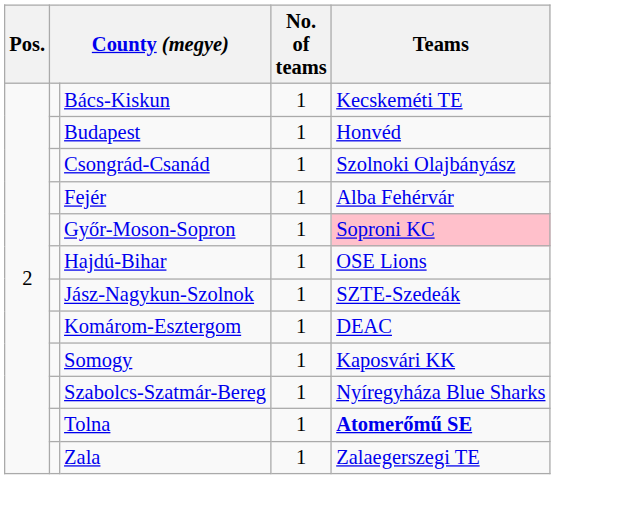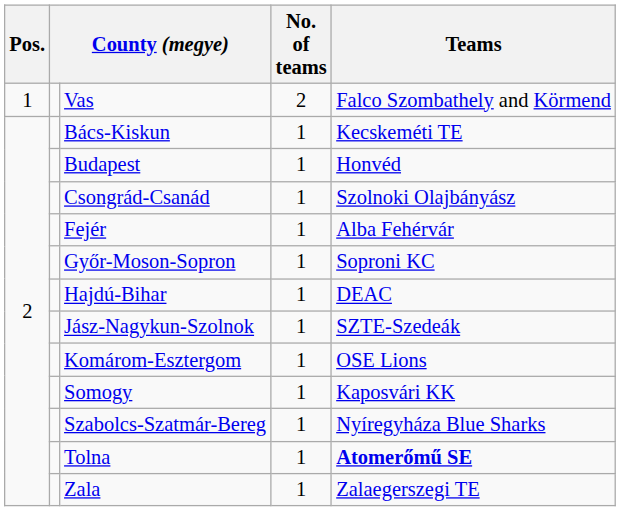+ row: (79, 99)
(385, 229) pink background -> (385, 262) no background
(381, 262) OSE Lions -> (364, 294) DEAC
(364, 327) DEAC -> (381, 359) OSE Lions
